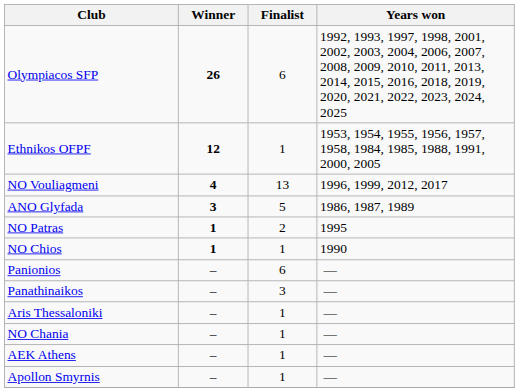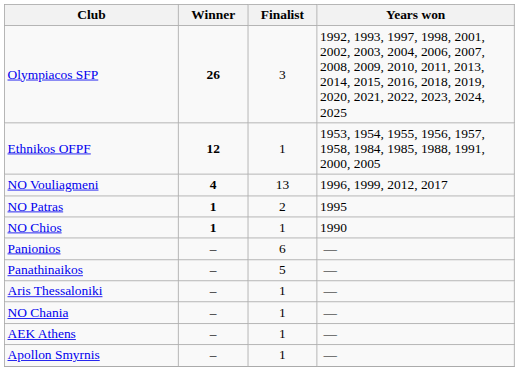(282, 74) 6 -> (282, 74) 3
- row: (45, 206)
(282, 291) 3 -> (282, 270) 5
